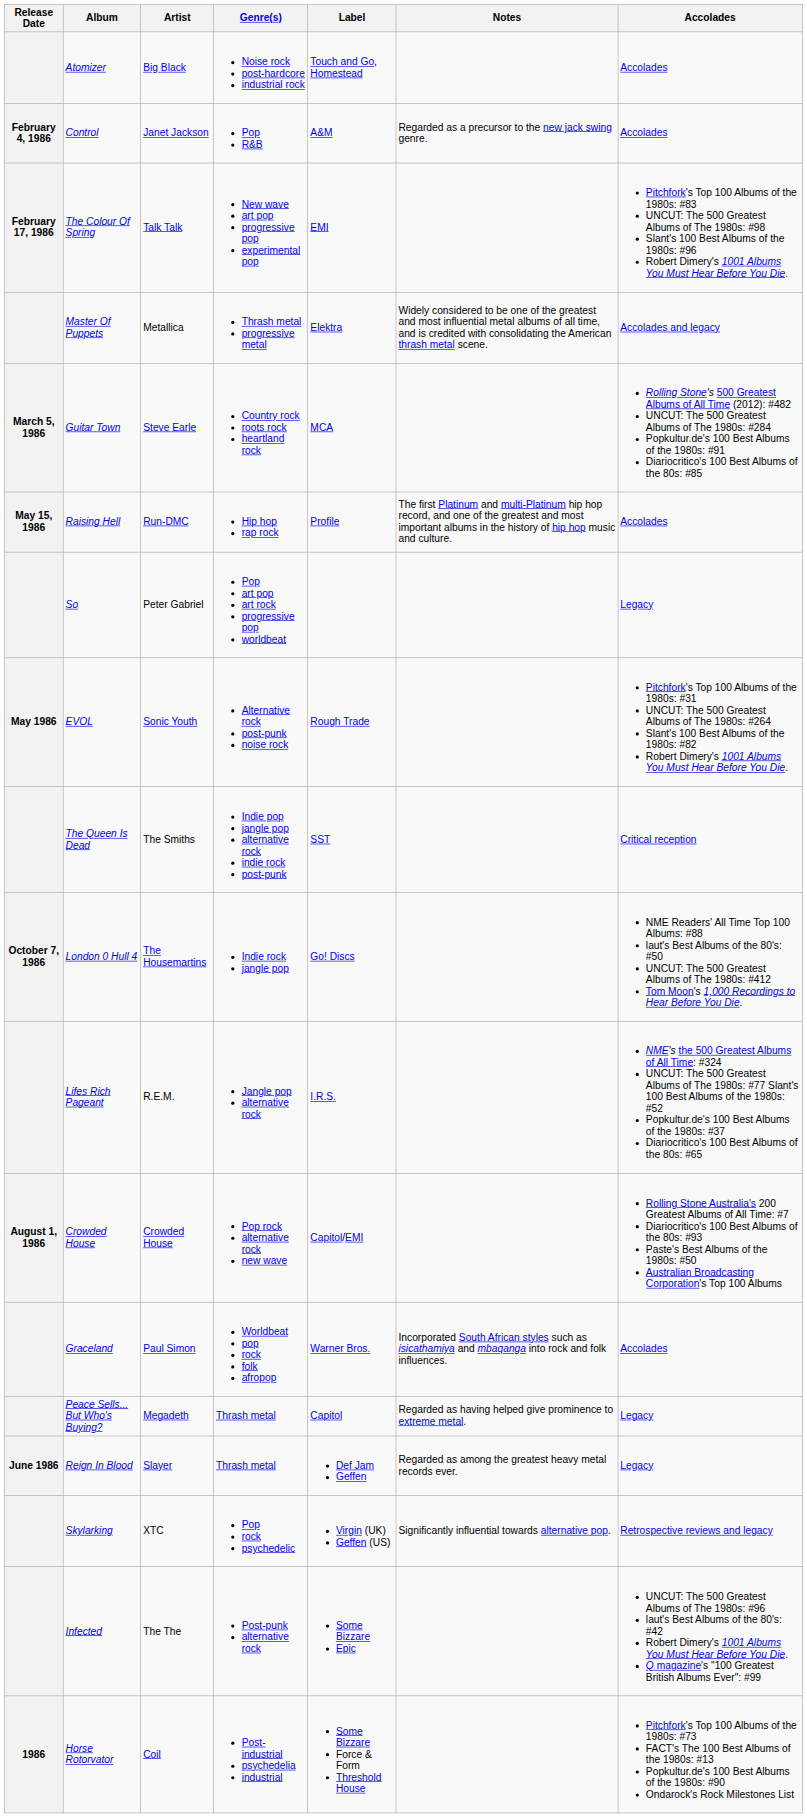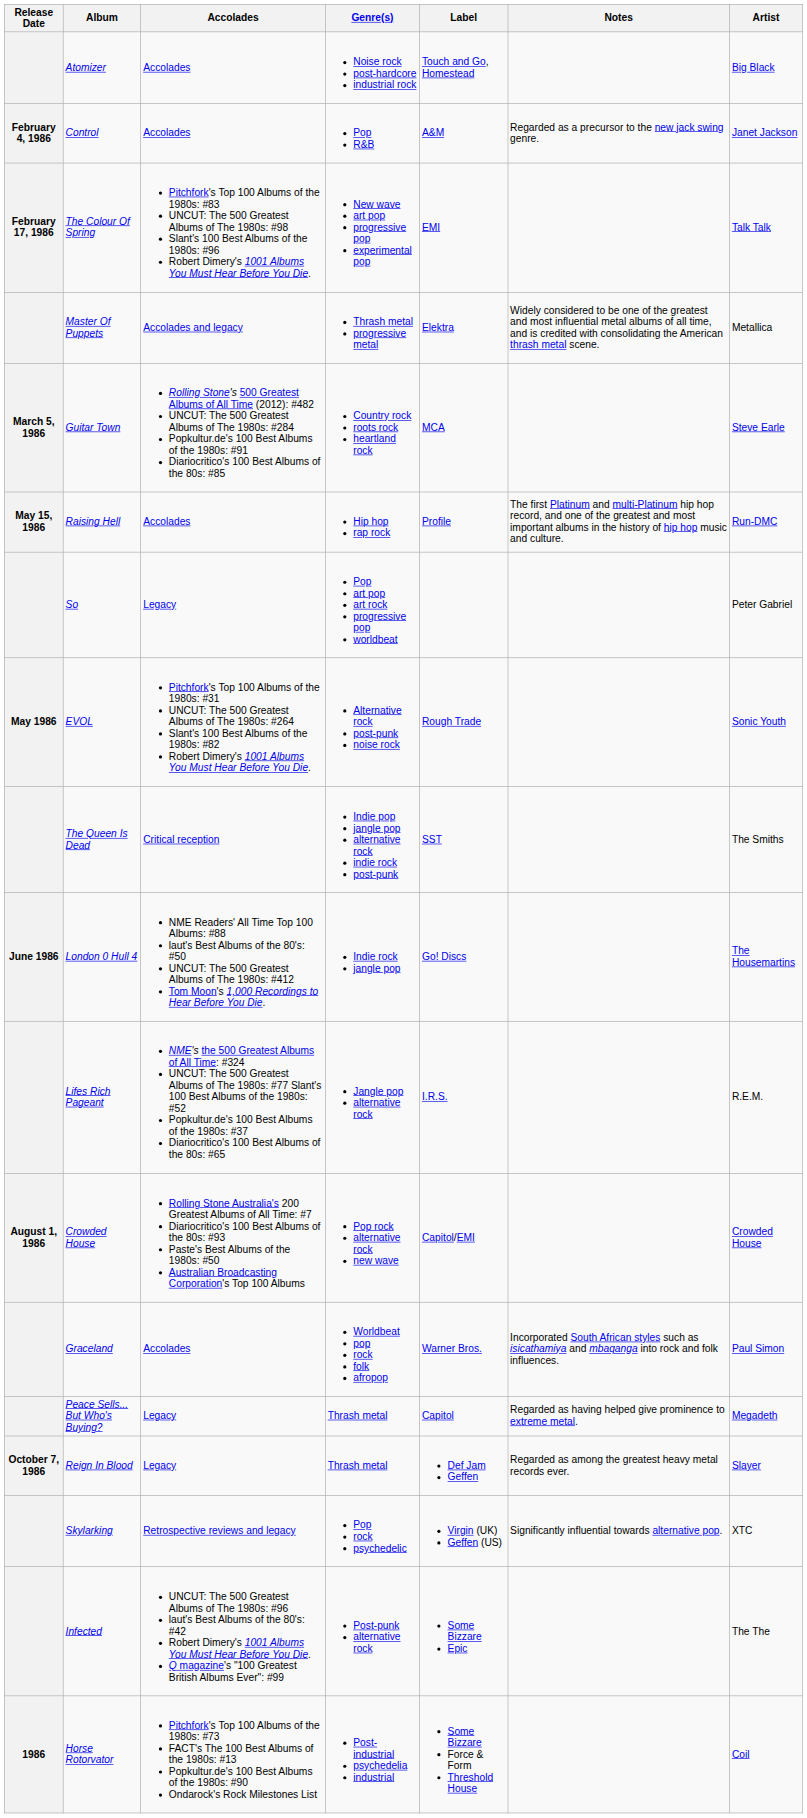columns swapped: (177, 18) <-> (710, 18)
(34, 957) October 7, 1986 -> (34, 957) June 1986
(34, 1465) June 1986 -> (34, 1465) October 7, 1986
